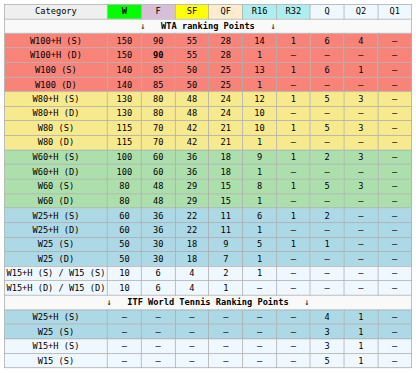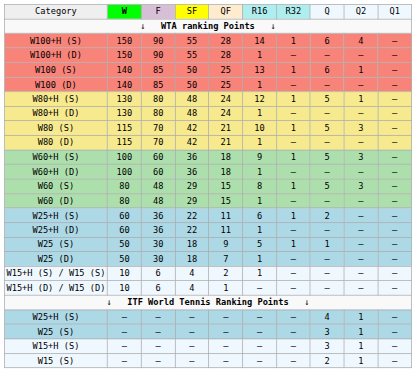(158, 55) bold -> (158, 55) normal
(361, 99) 3 -> (361, 99) 1
(260, 113) 10 -> (260, 113) 1
(327, 157) 2 -> (327, 157) 5
(327, 360) 5 -> (327, 360) 2
